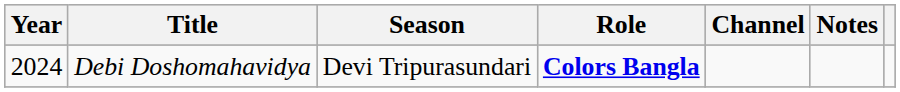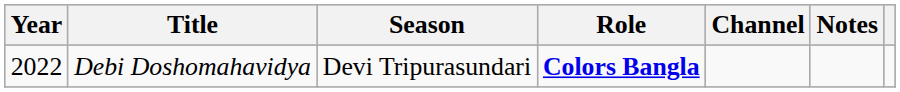(37, 65) 2024 -> (37, 65) 2022
